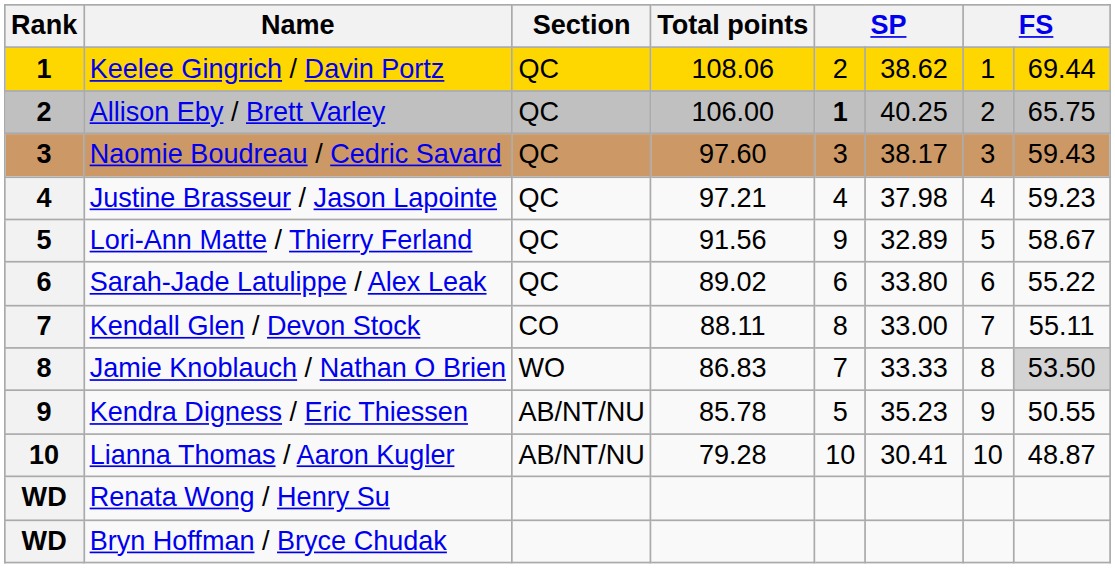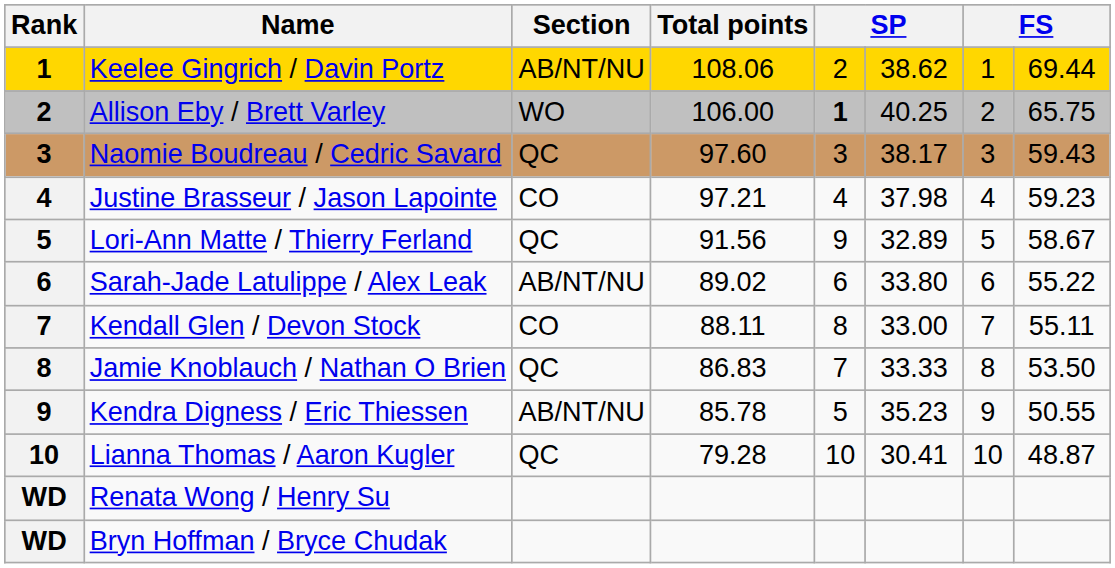(539, 68) QC -> (582, 68) AB/NT/NU
(539, 111) QC -> (542, 111) WO
(539, 197) QC -> (539, 197) CO
(539, 283) QC -> (582, 283) AB/NT/NU
(542, 369) WO -> (539, 369) QC
(1062, 369) lightgrey background -> (1062, 369) no background
(582, 454) AB/NT/NU -> (539, 454) QC
